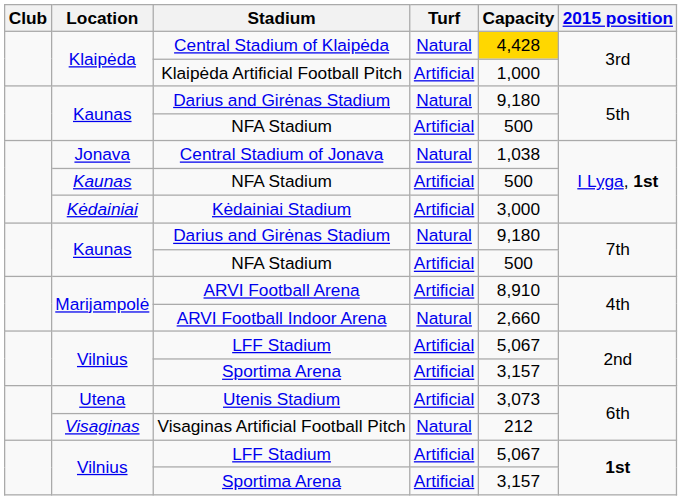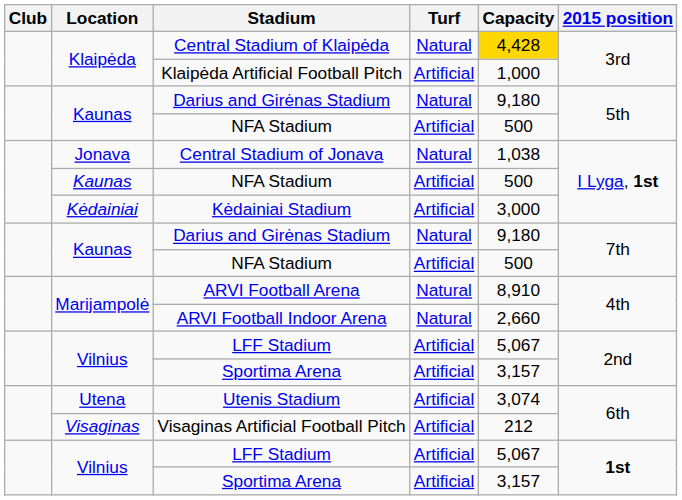(444, 290) Artificial -> (444, 290) Natural
(518, 399) 3,073 -> (518, 399) 3,074
(444, 426) Natural -> (444, 426) Artificial
